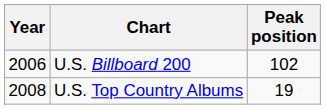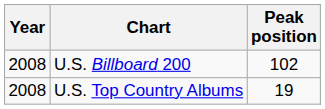(27, 63) 2006 -> (27, 63) 2008
